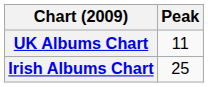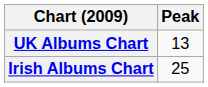(180, 43) 11 -> (180, 43) 13
